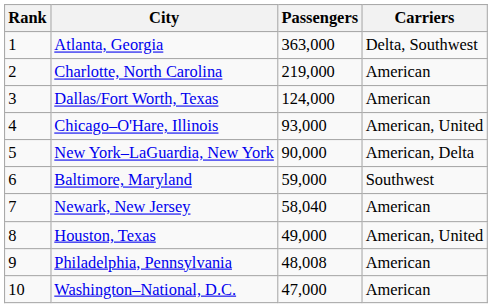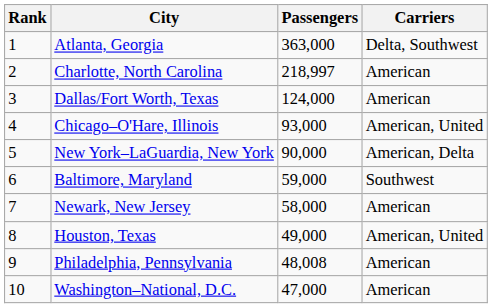(308, 72) 219,000 -> (308, 72) 218,997
(304, 207) 58,040 -> (304, 207) 58,000
